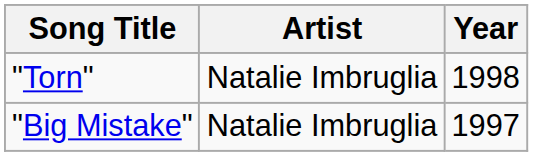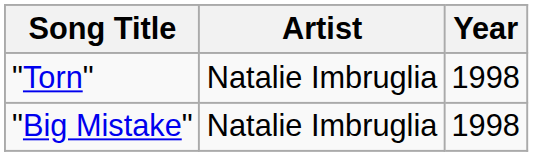(486, 126) 1997 -> (486, 126) 1998
